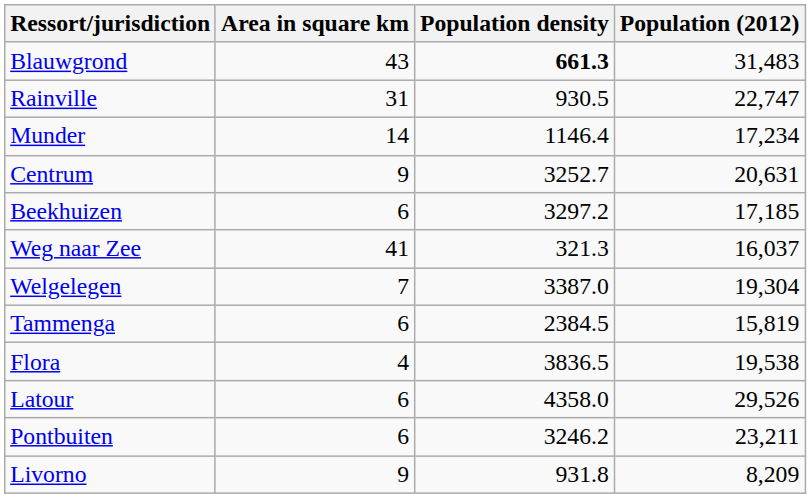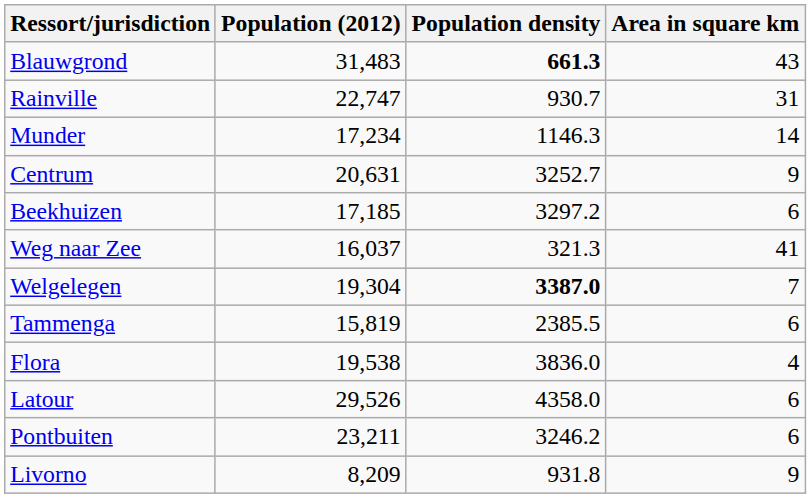columns swapped: (315, 23) <-> (709, 23)
(582, 98) 930.5 -> (574, 98) 930.7
(577, 135) 1146.4 -> (568, 135) 1146.3
(576, 286) normal -> (568, 286) bold
(576, 323) 2384.5 -> (568, 323) 2385.5
(576, 361) 3836.5 -> (568, 361) 3836.0
